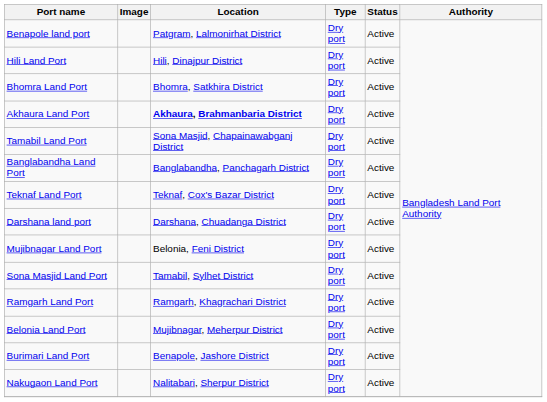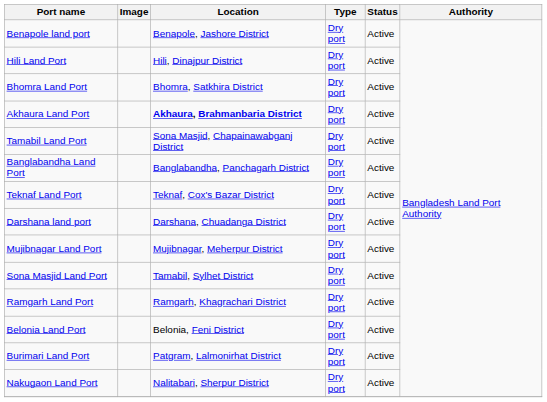(217, 33) Patgram, Lalmonirhat District -> (211, 33) Benapole, Jashore District
(199, 248) Belonia, Feni District -> (218, 248) Mujibnagar, Meherpur District
(218, 329) Mujibnagar, Meherpur District -> (199, 329) Belonia, Feni District
(211, 356) Benapole, Jashore District -> (217, 356) Patgram, Lalmonirhat District
